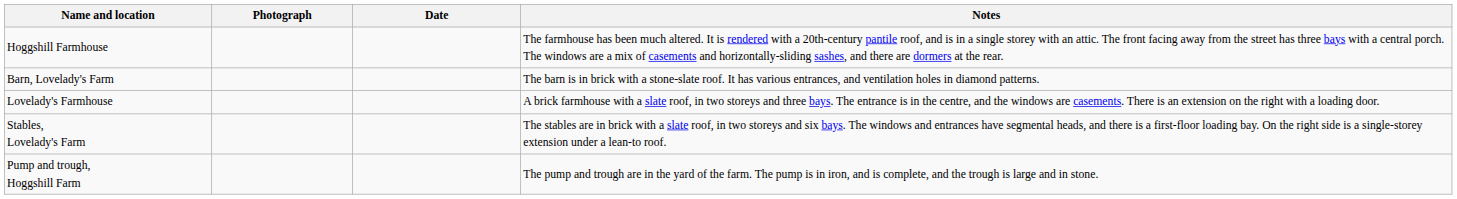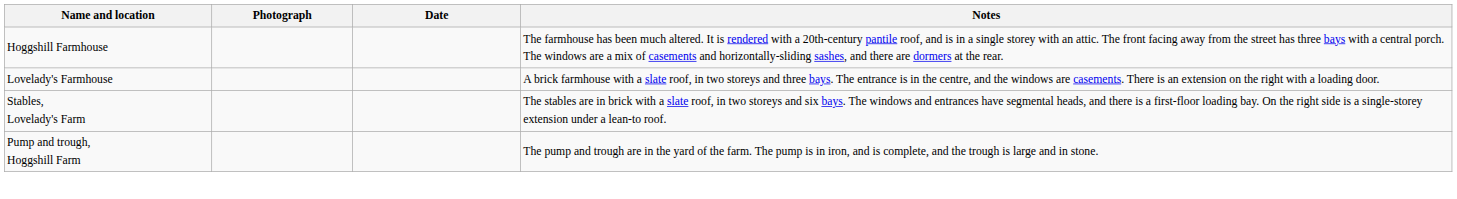- row: (60, 79)
